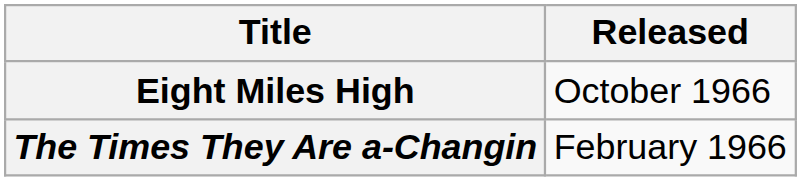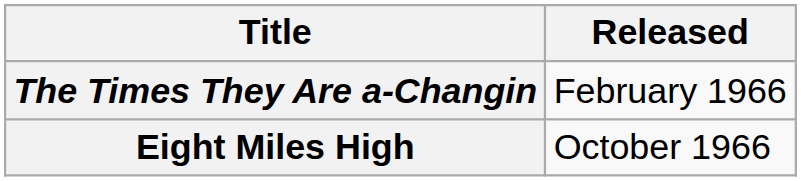rows swapped: (275, 146) <-> (275, 89)
